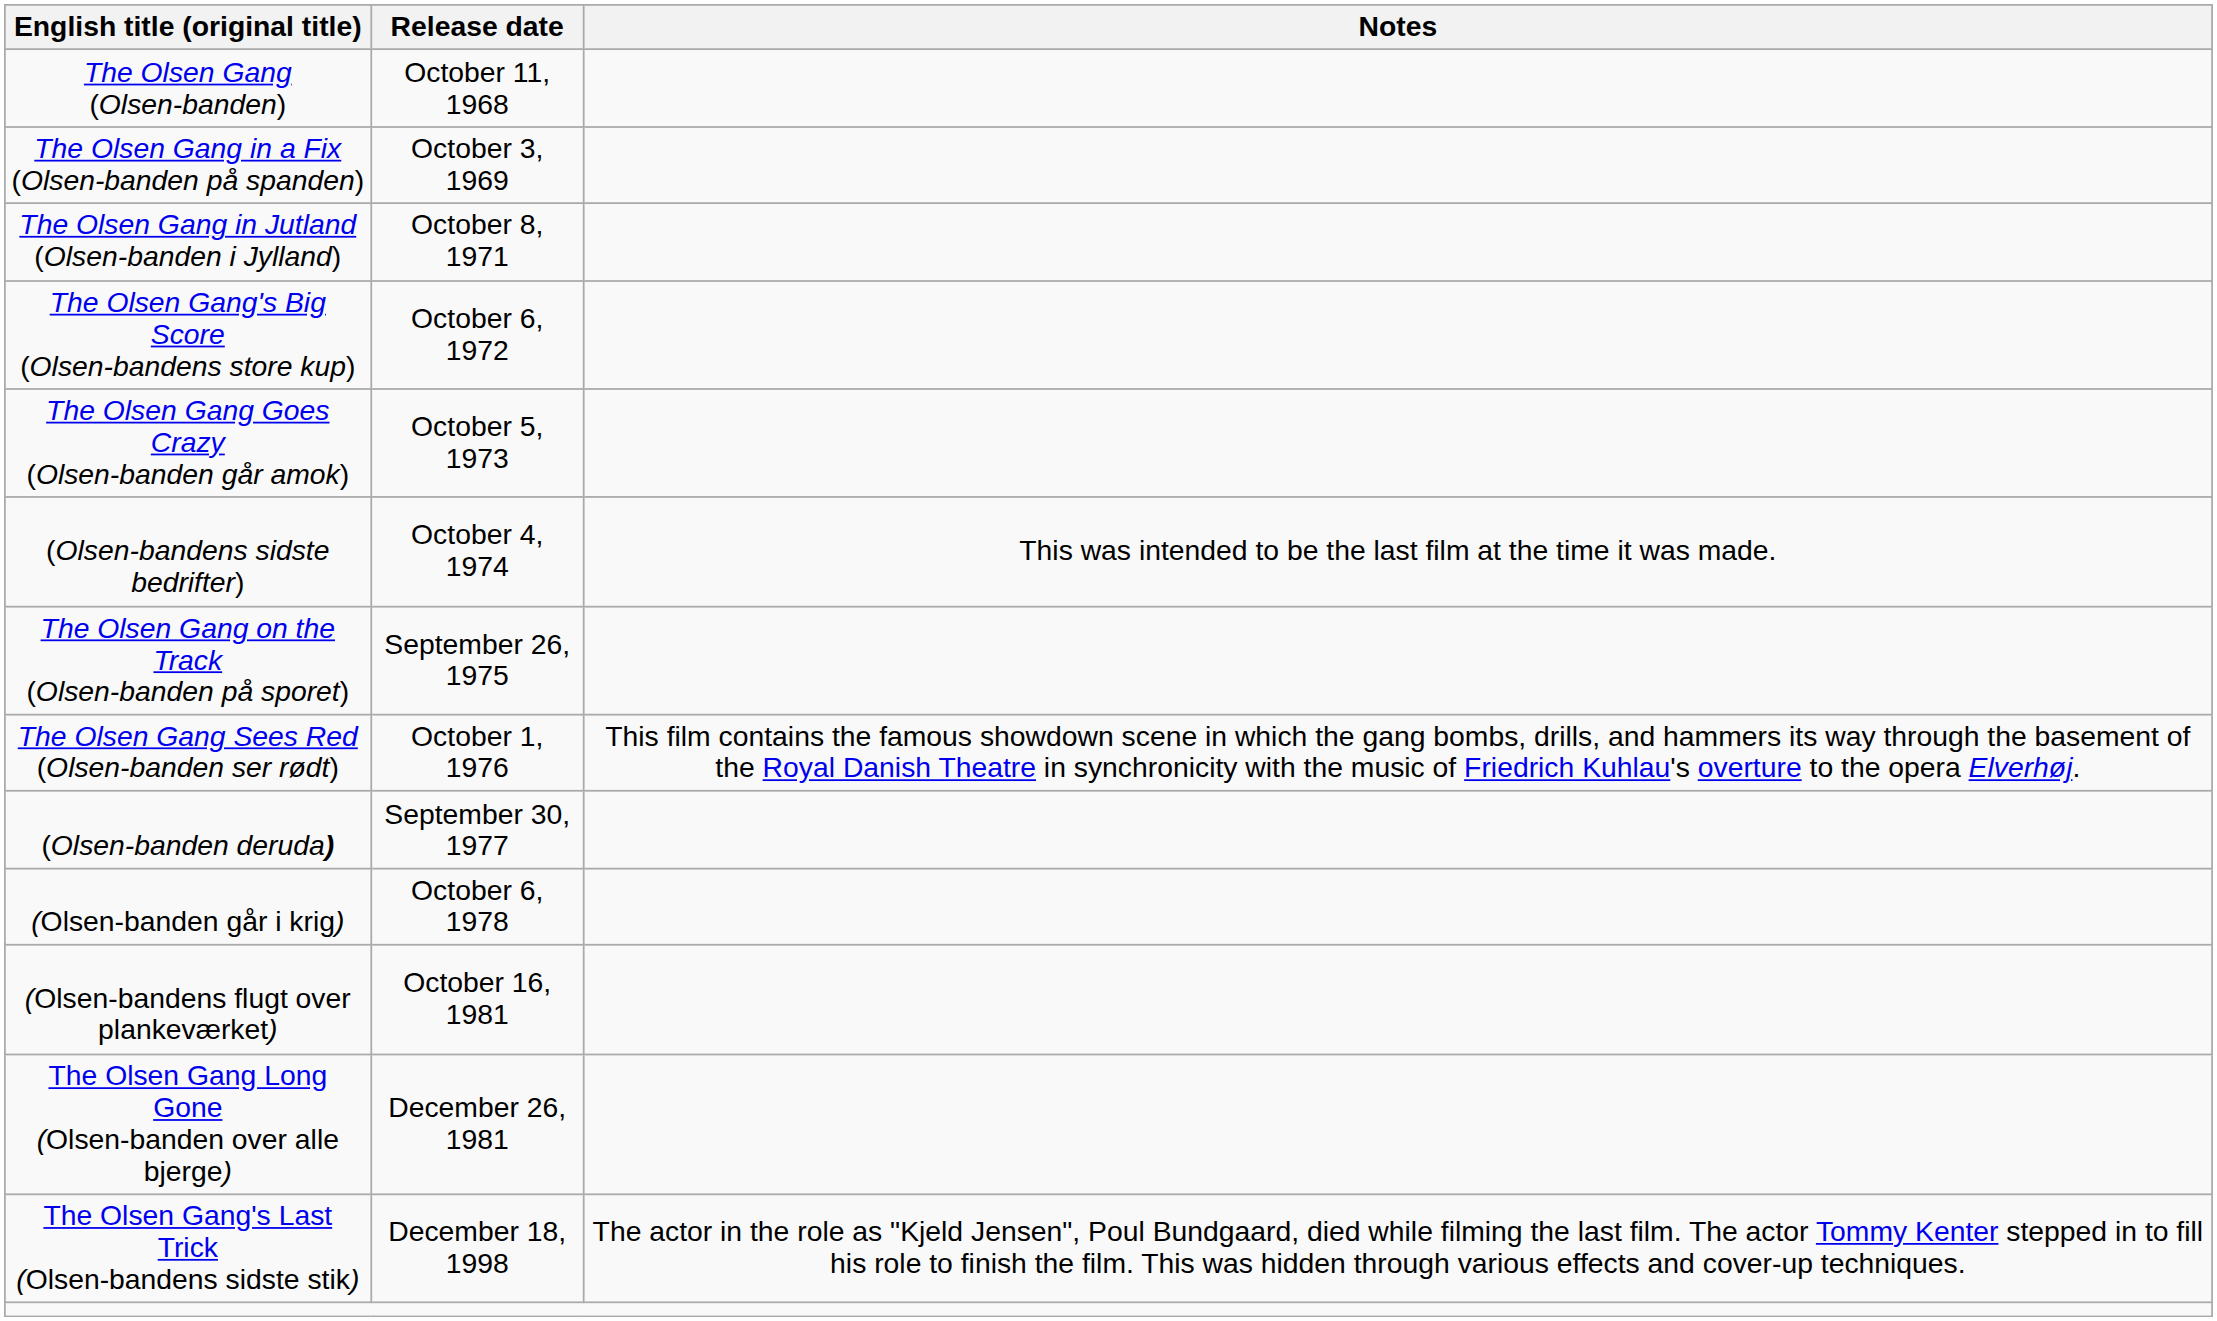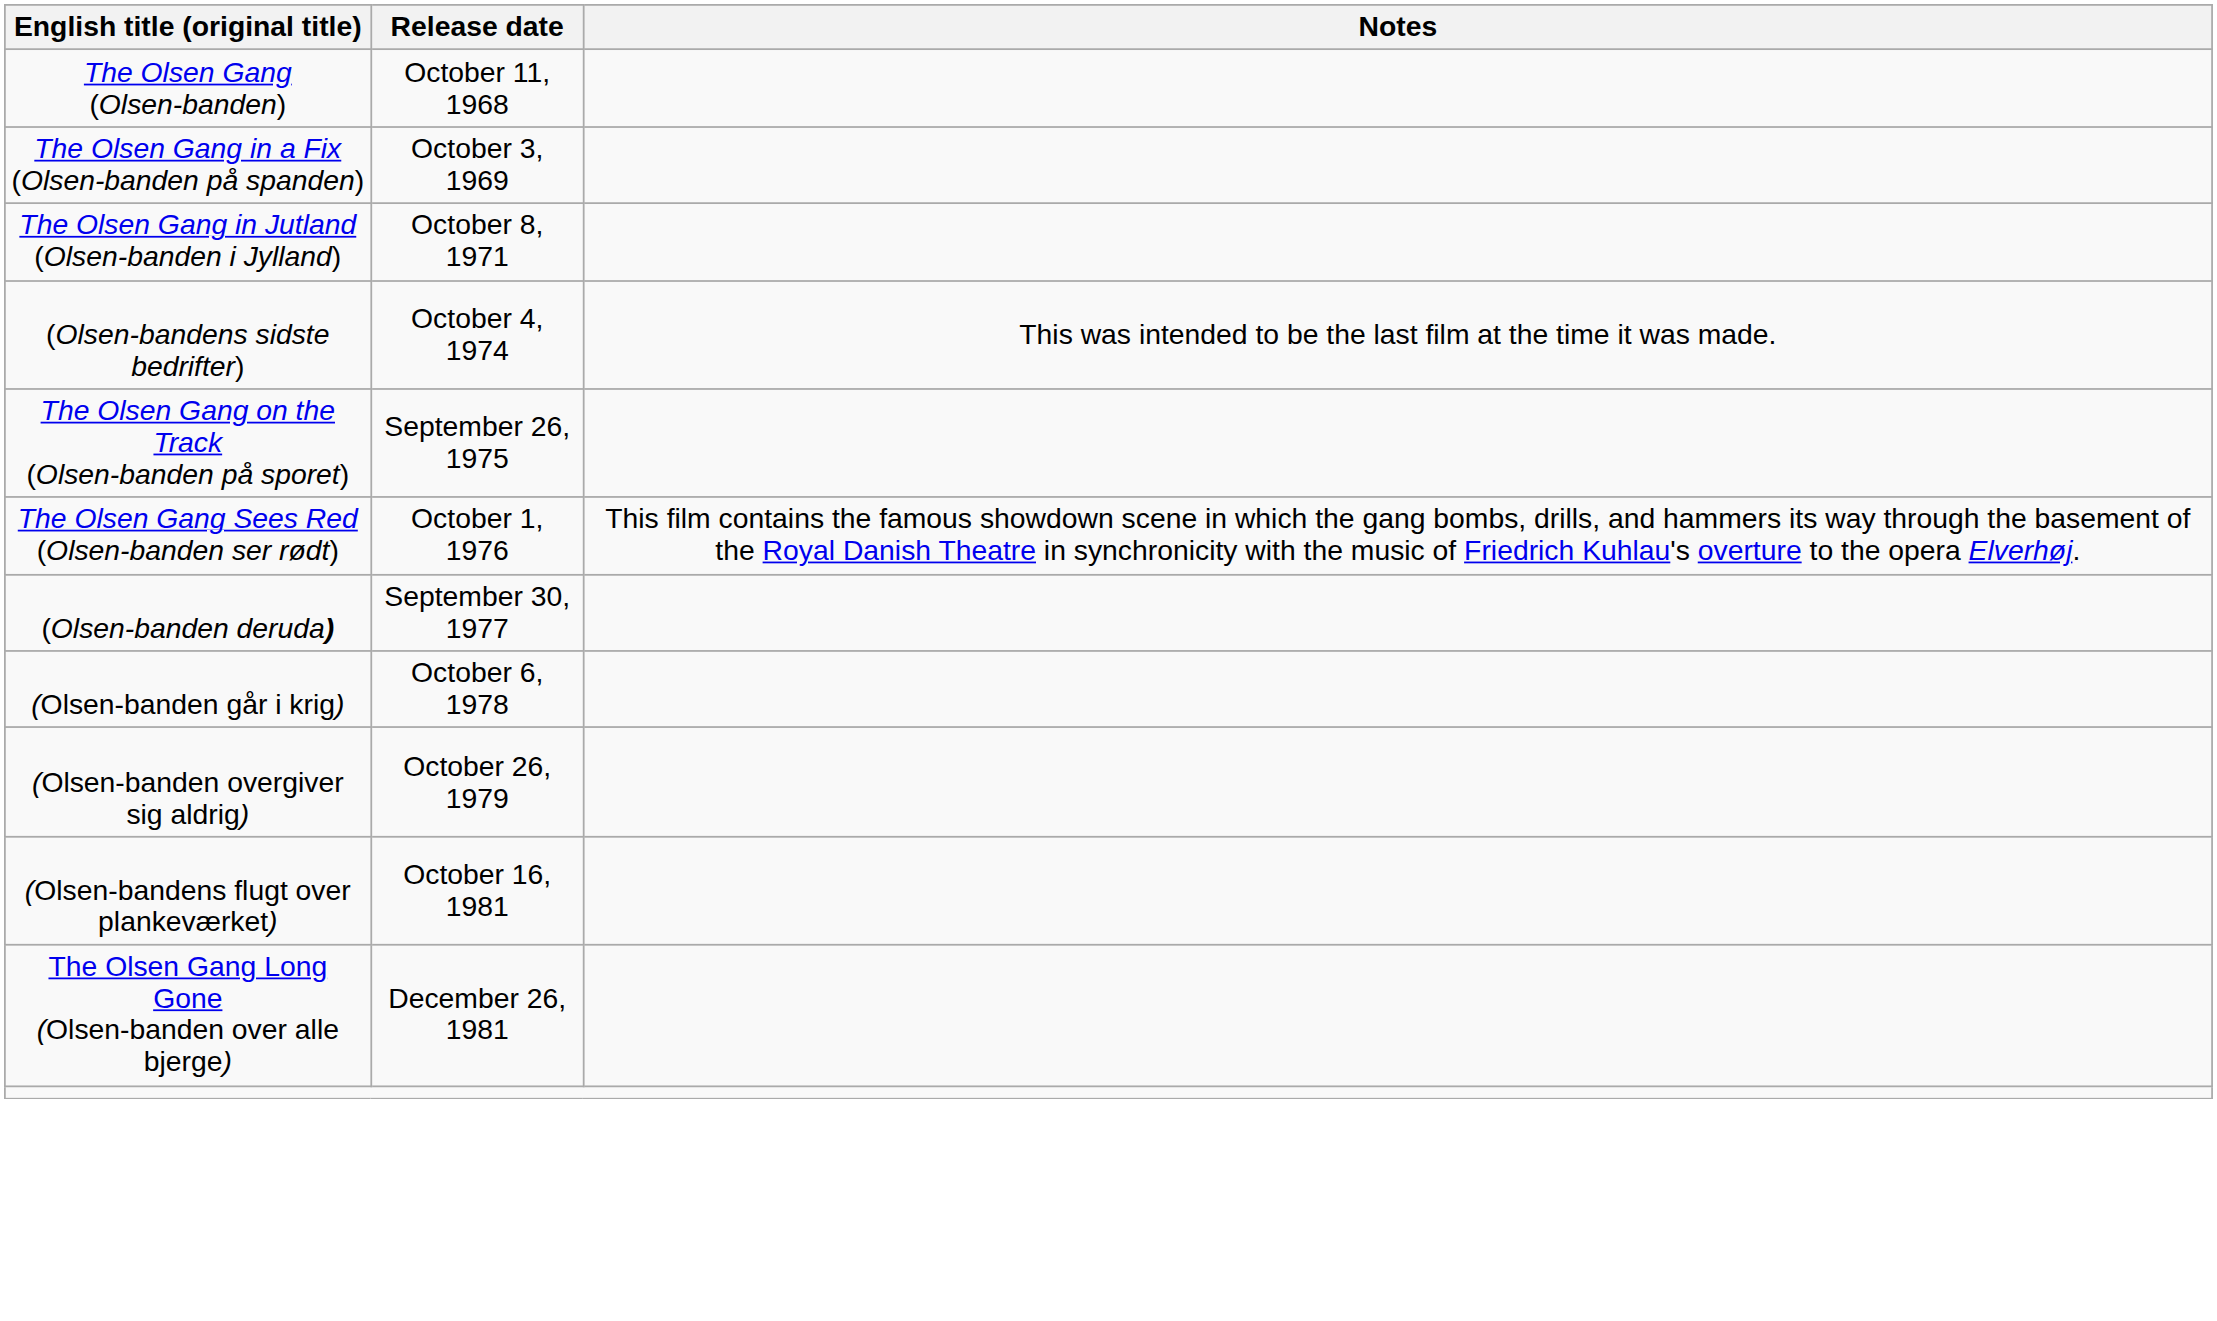- row: (188, 334)
- row: (188, 442)
+ row: (188, 797)
- row: (188, 1248)
